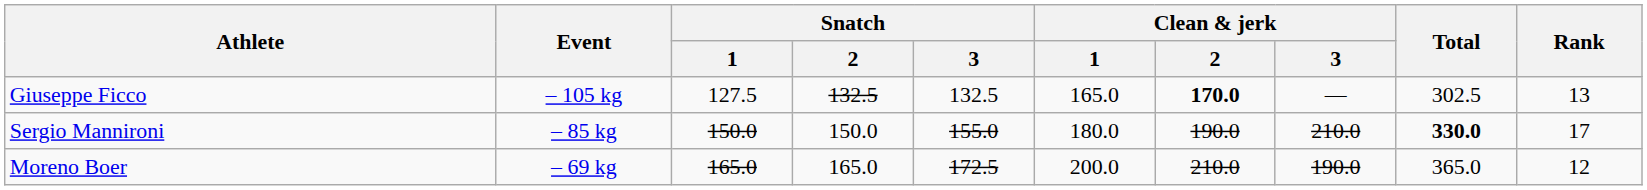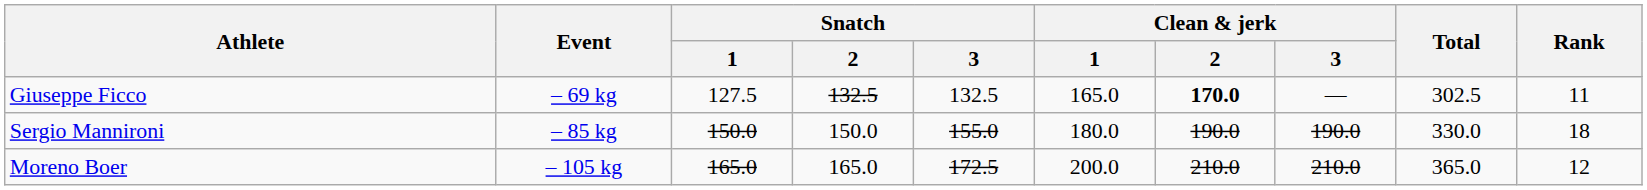(584, 94) – 105 kg -> (584, 94) – 69 kg
(1579, 94) 13 -> (1579, 94) 11
(1336, 131) 210.0 -> (1336, 131) 190.0
(1456, 131) bold -> (1456, 131) normal
(1579, 131) 17 -> (1579, 131) 18
(584, 167) – 69 kg -> (584, 167) – 105 kg
(1336, 167) 190.0 -> (1336, 167) 210.0
